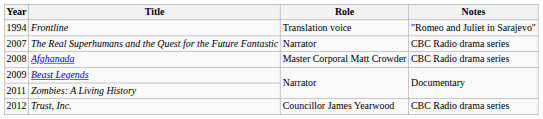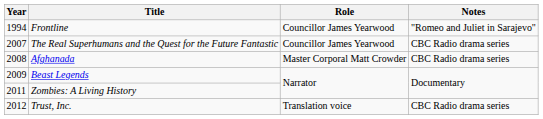(317, 28) Translation voice -> (339, 28) Councillor James Yearwood
(300, 43) Narrator -> (339, 43) Councillor James Yearwood
(339, 106) Councillor James Yearwood -> (317, 106) Translation voice
